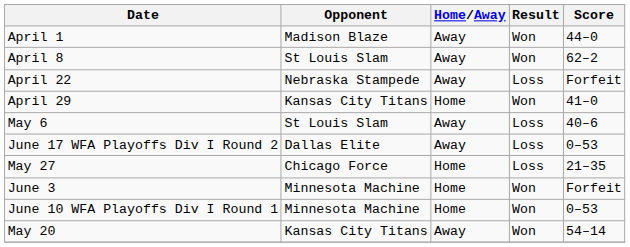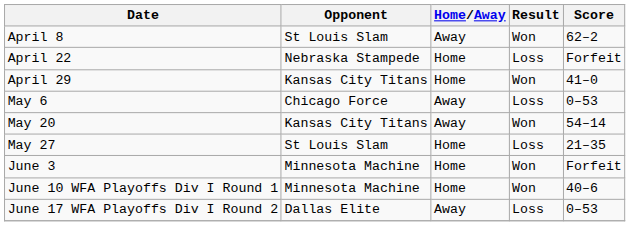- row: (36, 37)
(450, 80) Away -> (450, 59) Home
(336, 123) St Louis Slam -> (336, 102) Chicago Force
(582, 123) 40–6 -> (582, 102) 0–53
rows swapped: (32, 231) <-> (143, 145)
(336, 167) Chicago Force -> (336, 145) St Louis Slam
(582, 210) 0–53 -> (582, 188) 40–6
